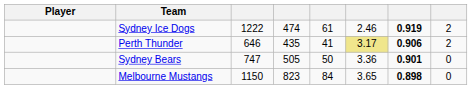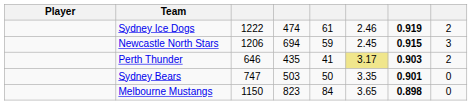+ row: (169, 44)
(409, 44) 0.906 -> (409, 60) 0.903
(291, 60) 505 -> (291, 76) 503
(367, 60) 3.36 -> (367, 76) 3.35
